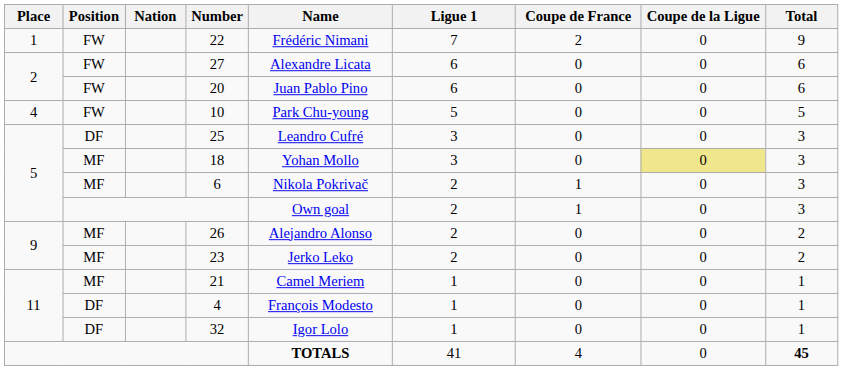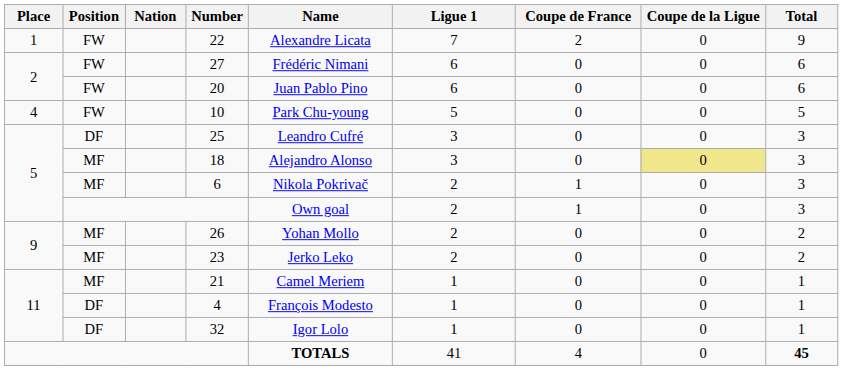(320, 40) Frédéric Nimani -> (320, 40) Alexandre Licata
(320, 64) Alexandre Licata -> (320, 64) Frédéric Nimani
(320, 161) Yohan Mollo -> (320, 161) Alejandro Alonso
(320, 233) Alejandro Alonso -> (320, 233) Yohan Mollo
